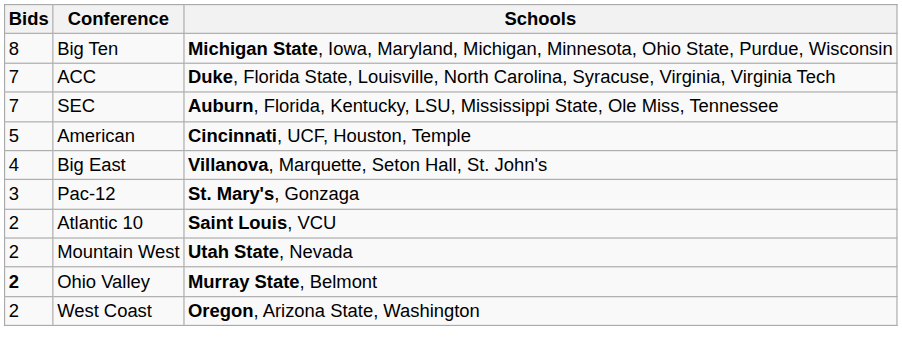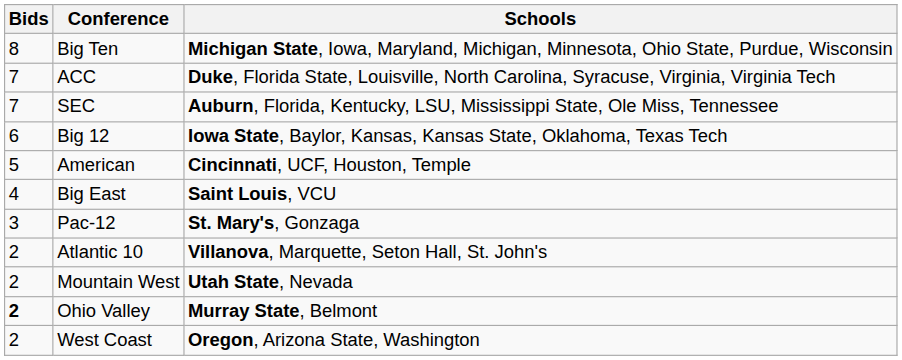+ row: (83, 135)
(368, 164) Villanova, Marquette, Seton Hall, St. John's -> (262, 194) Saint Louis, VCU
(262, 223) Saint Louis, VCU -> (368, 252) Villanova, Marquette, Seton Hall, St. John's
